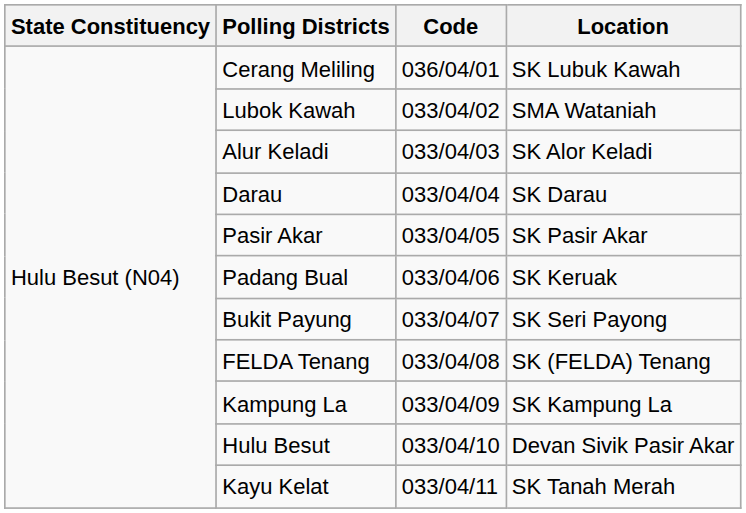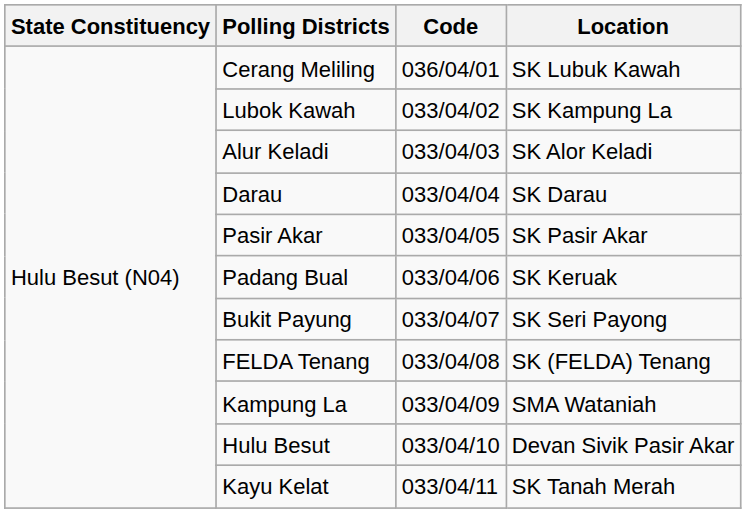(584, 110) SMA Wataniah -> (592, 110) SK Kampung La
(592, 403) SK Kampung La -> (584, 403) SMA Wataniah
